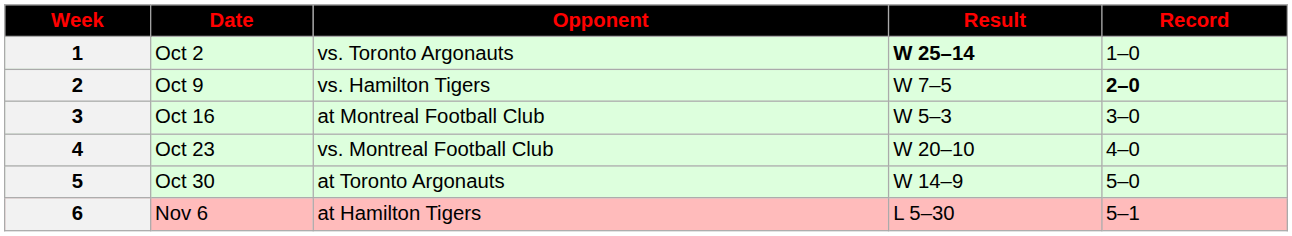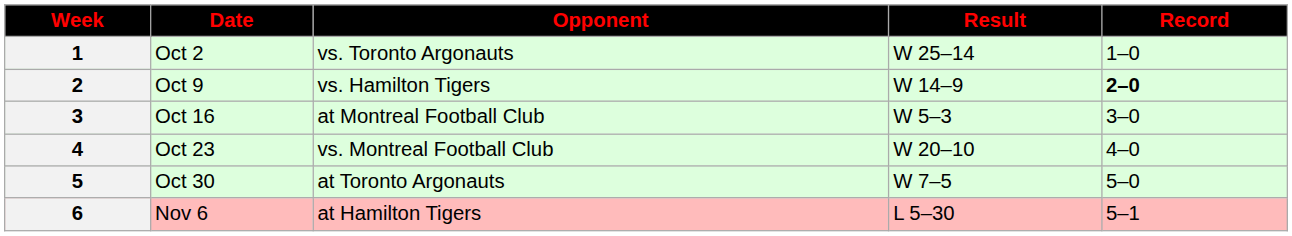(934, 52) bold -> (934, 52) normal
(923, 85) W 7–5 -> (928, 85) W 14–9
(928, 181) W 14–9 -> (923, 181) W 7–5
